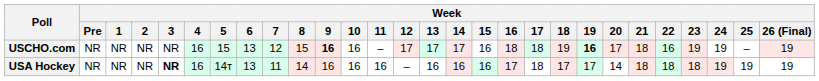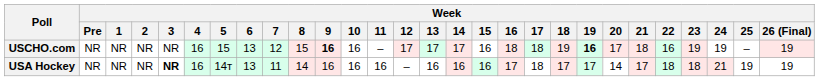(642, 66) 18 -> (642, 66) 17
(720, 66) 19 -> (720, 66) 21
